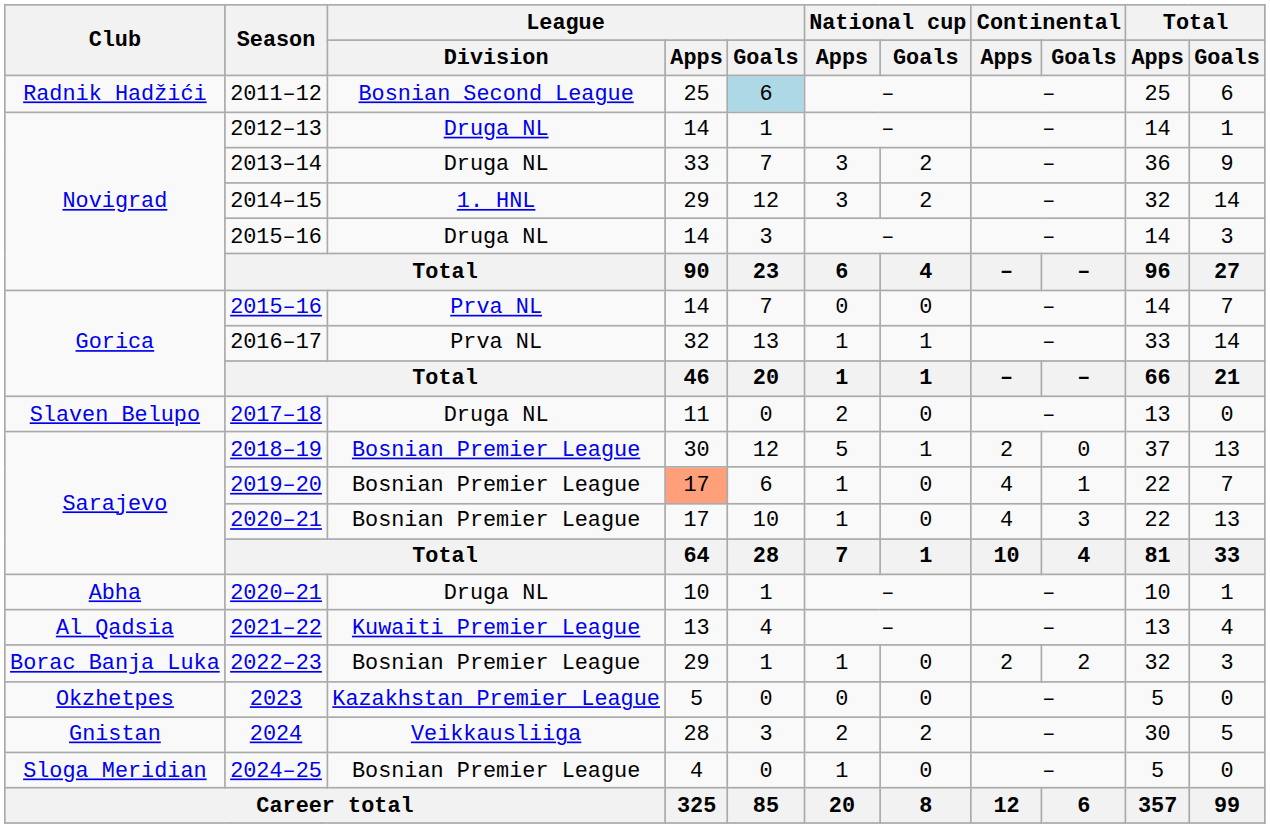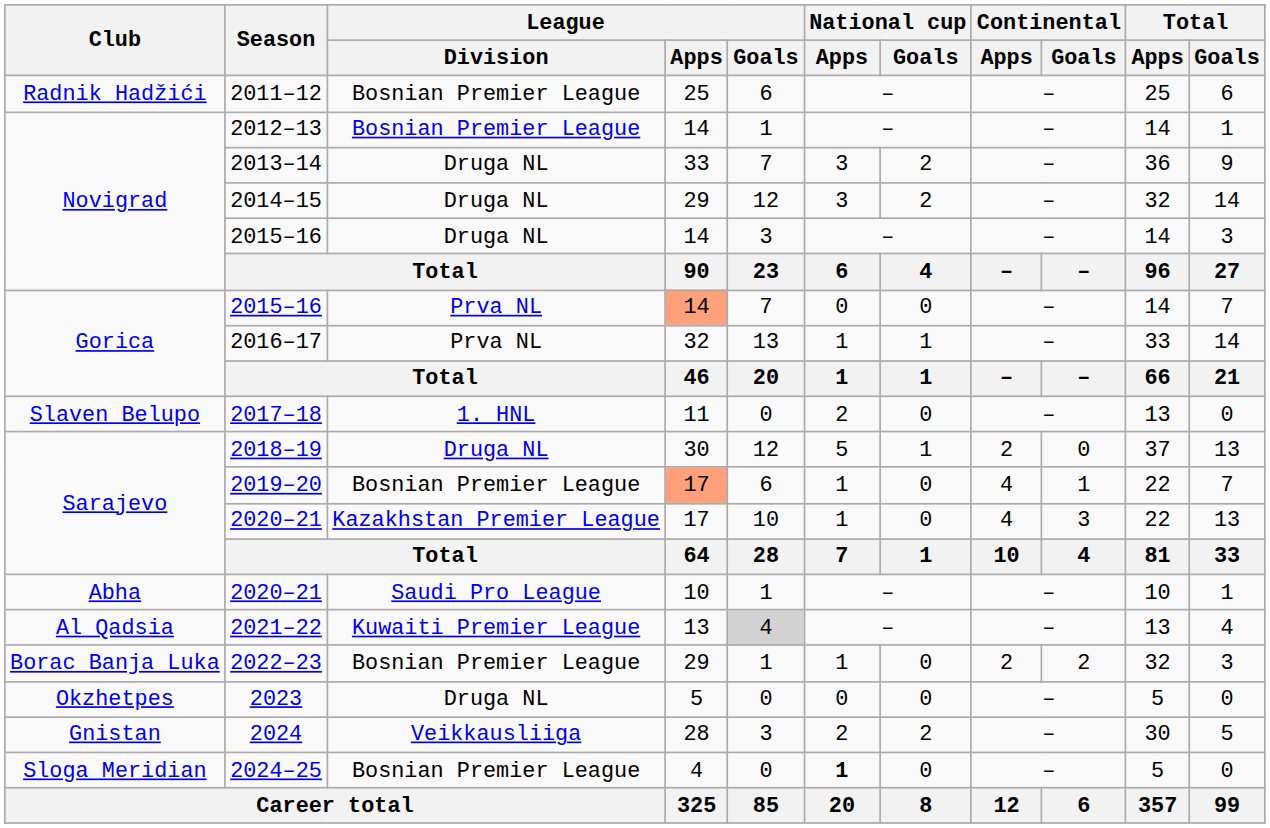(496, 94) Bosnian Second League -> (496, 94) Bosnian Premier League
(766, 94) lightblue background -> (766, 94) no background
(496, 129) Druga NL -> (496, 129) Bosnian Premier League
(496, 201) 1. HNL -> (496, 201) Druga NL
(697, 307) no background -> (697, 307) lightsalmon background
(496, 414) Druga NL -> (496, 414) 1. HNL
(496, 450) Bosnian Premier League -> (496, 450) Druga NL
(496, 521) Bosnian Premier League -> (496, 521) Kazakhstan Premier League
(496, 592) Druga NL -> (496, 592) Saudi Pro League
(766, 628) no background -> (766, 628) lightgrey background
(496, 699) Kazakhstan Premier League -> (496, 699) Druga NL
(842, 770) normal -> (842, 770) bold
